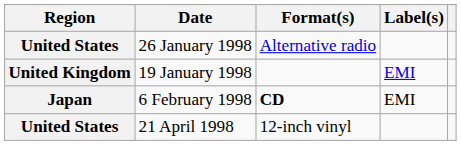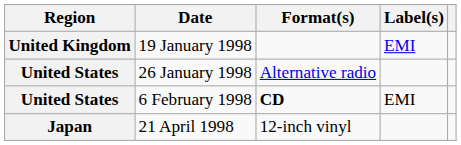rows swapped: (195, 72) <-> (195, 45)
(70, 99) Japan -> (70, 99) United States
(70, 126) United States -> (70, 126) Japan
